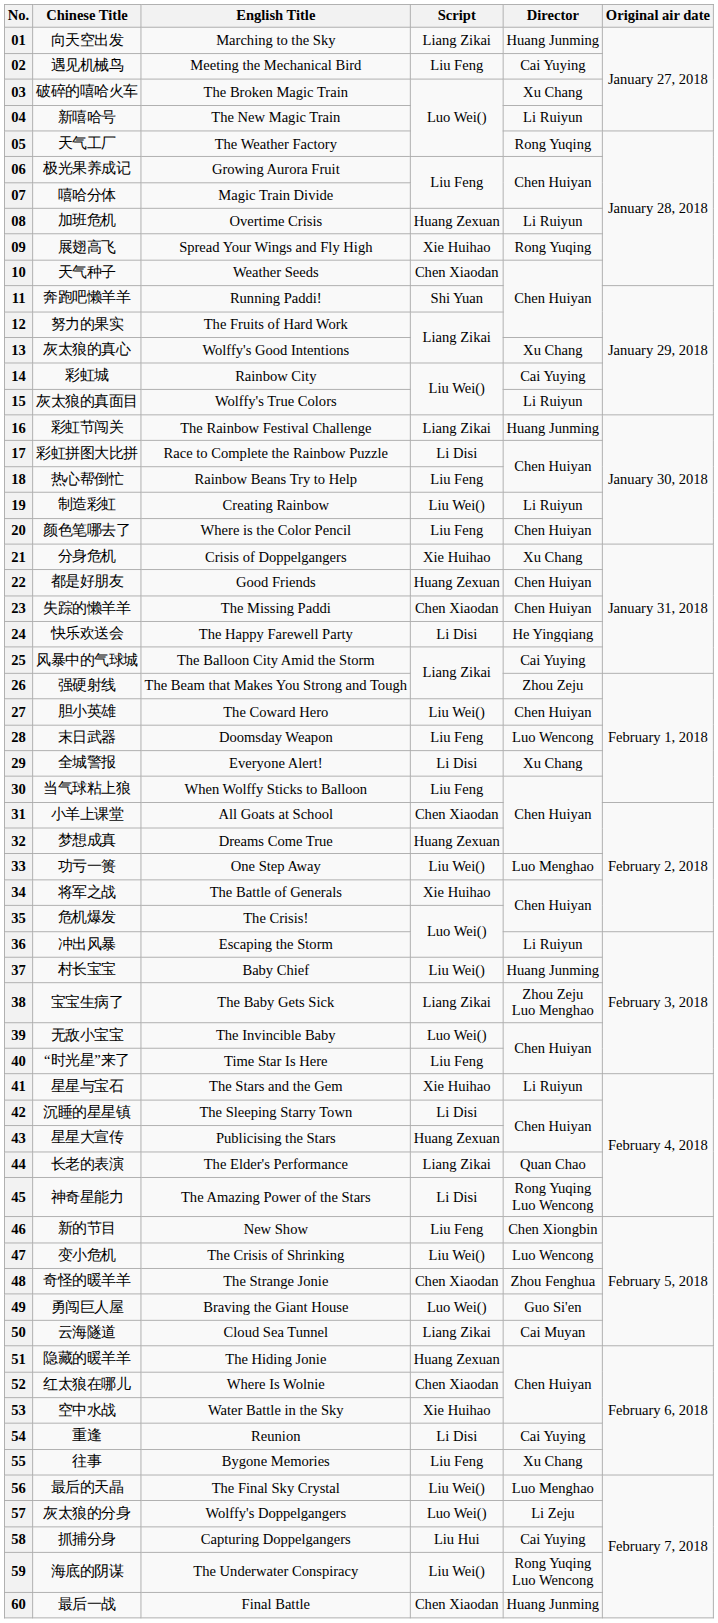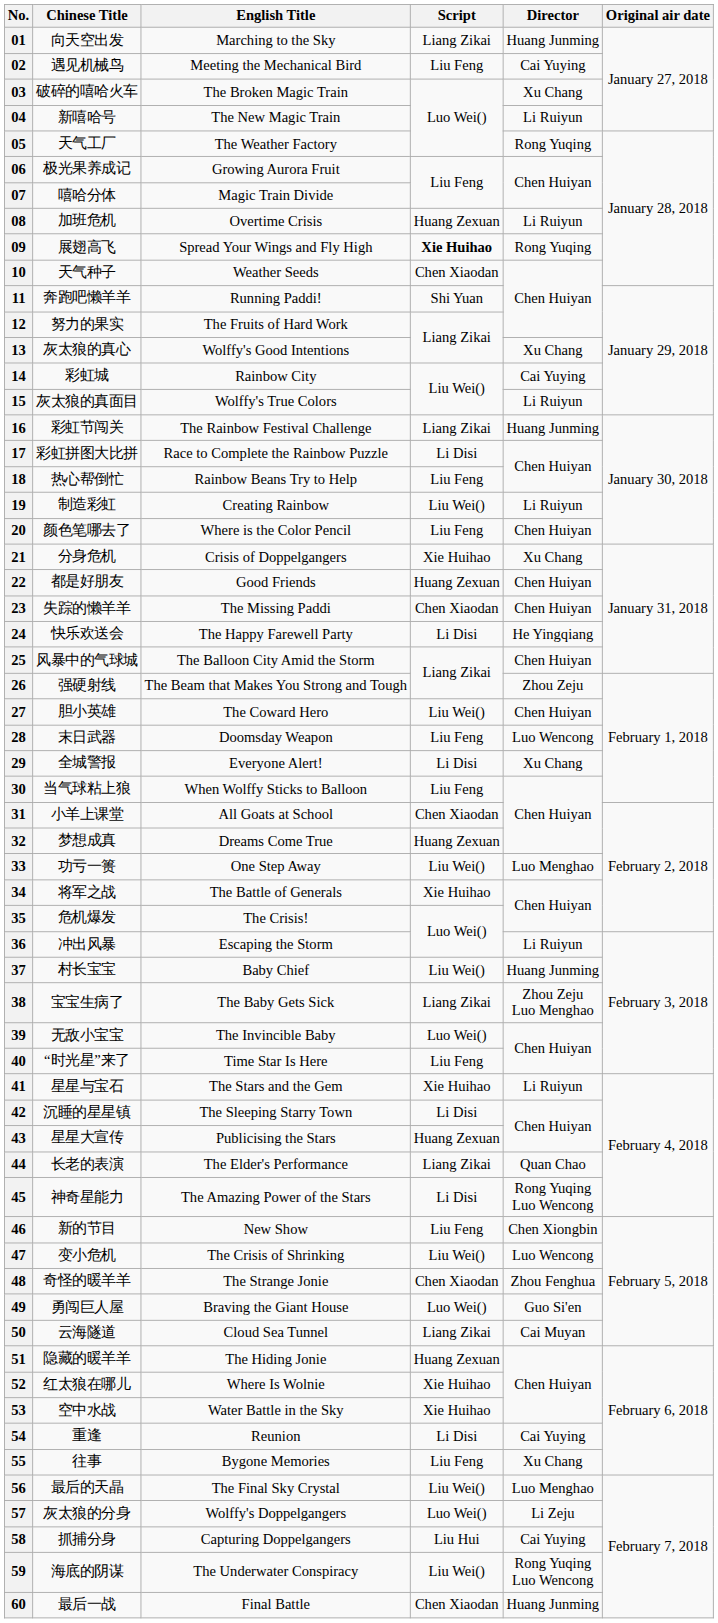(457, 247) normal -> (457, 247) bold
(553, 660) Cai Yuying -> (553, 660) Chen Huiyan
(457, 1384) Chen Xiaodan -> (457, 1384) Xie Huihao
